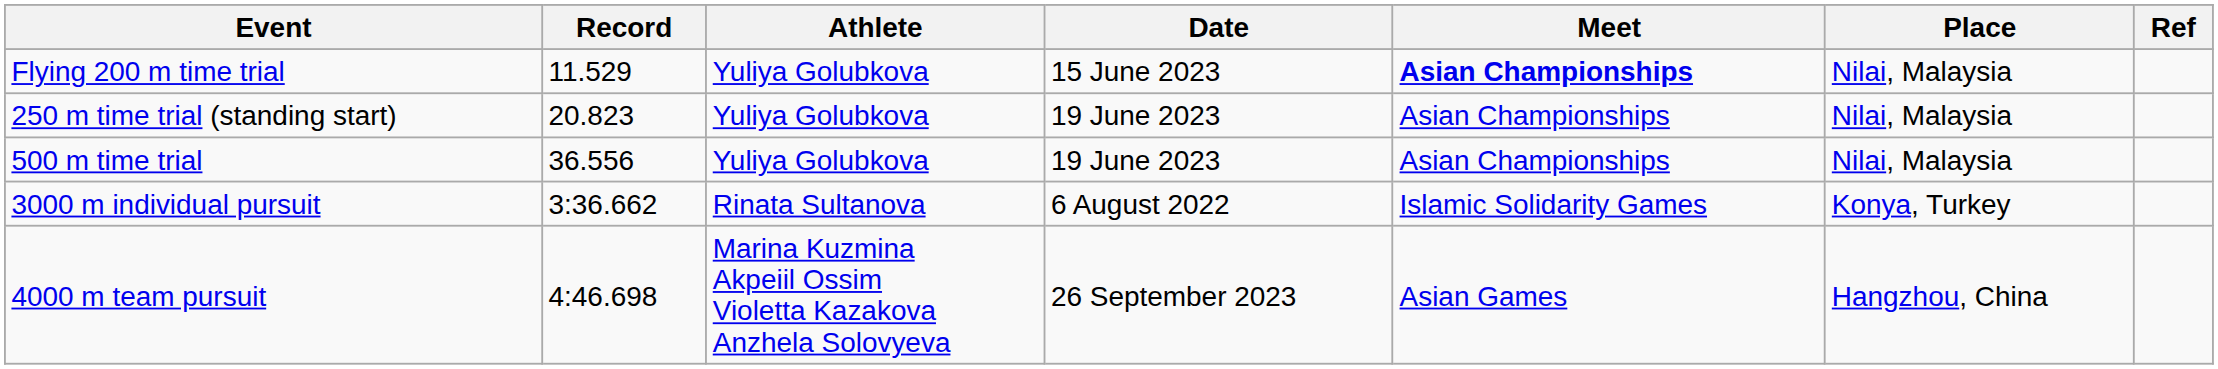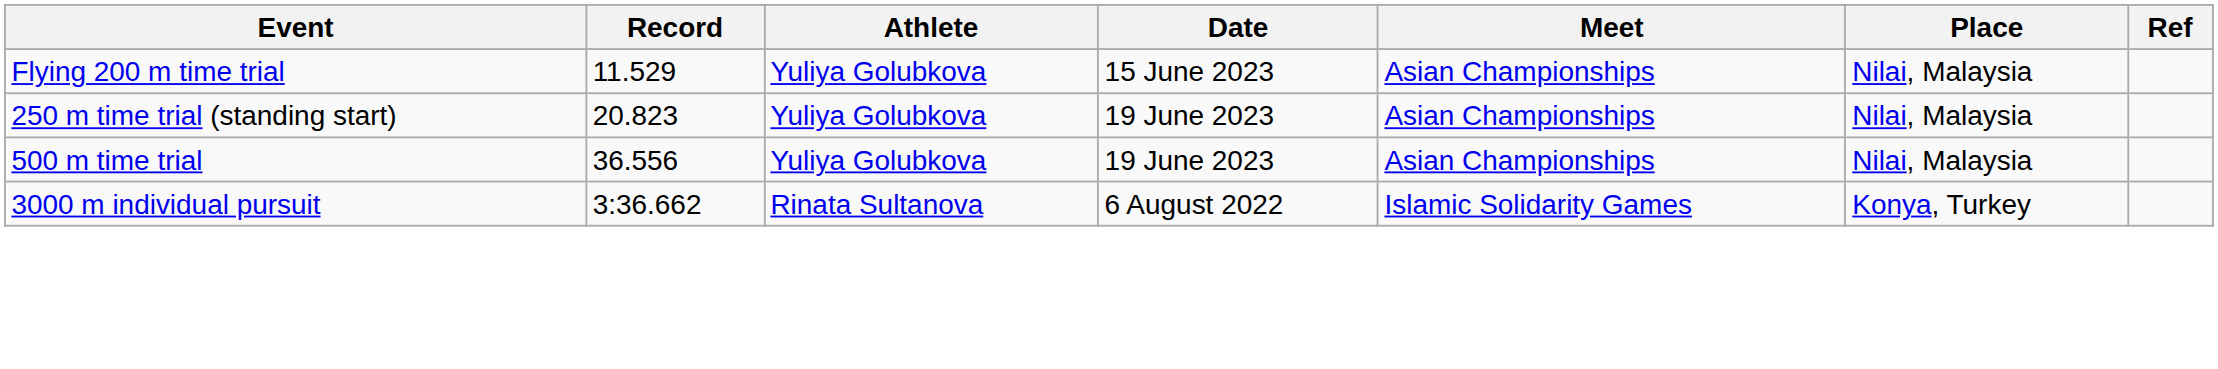(1546, 72) bold -> (1520, 72) normal
- row: (139, 296)
